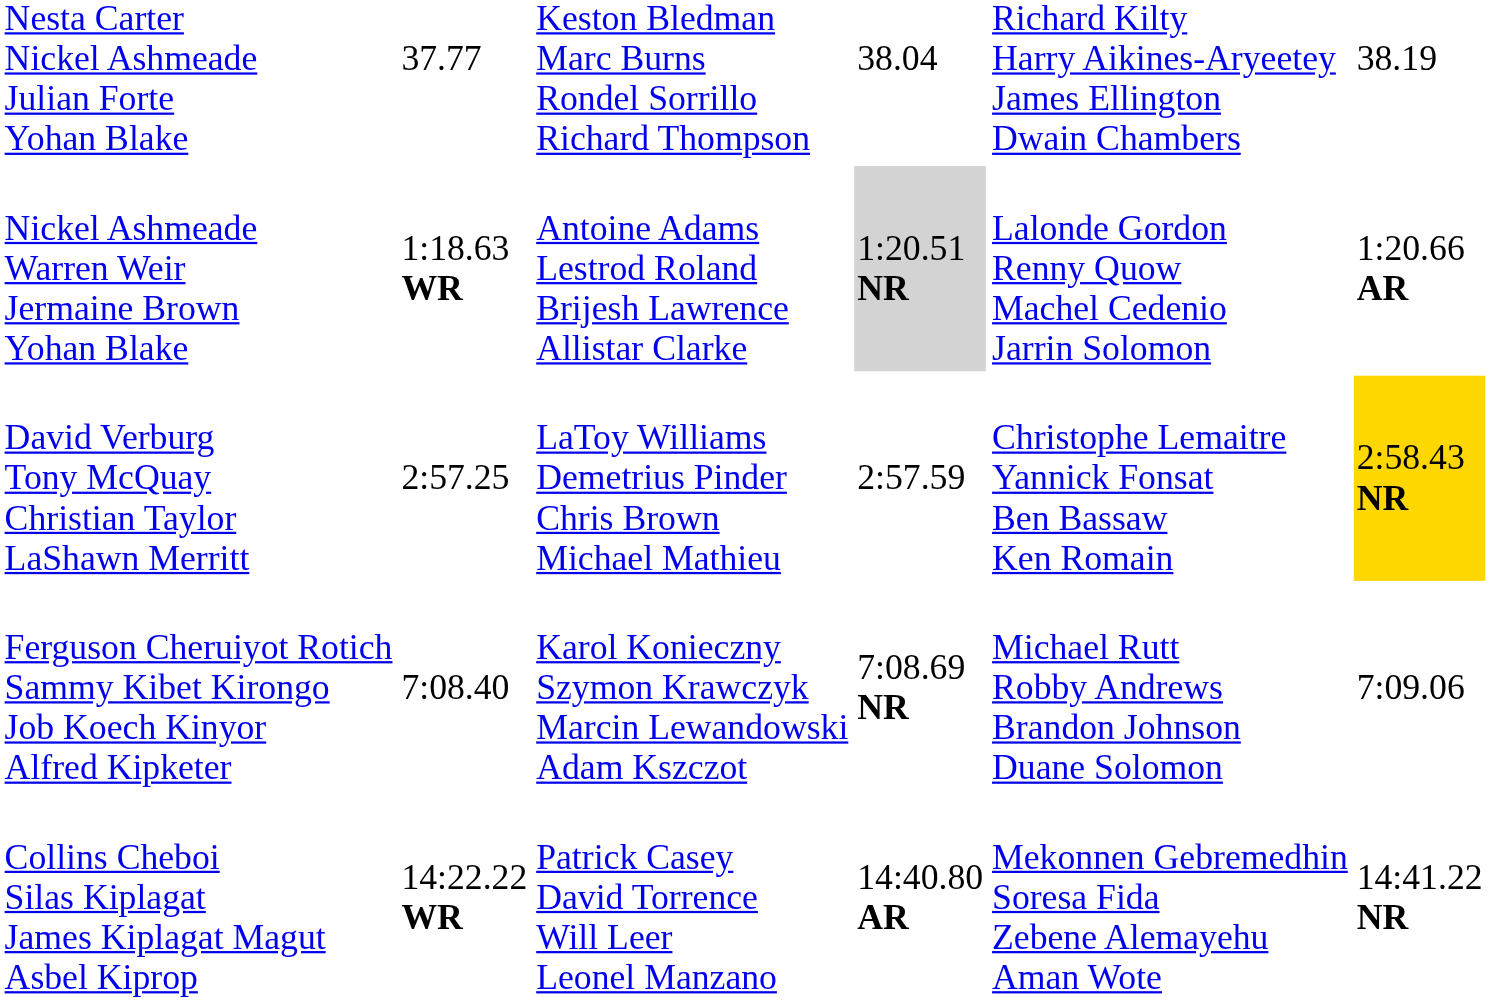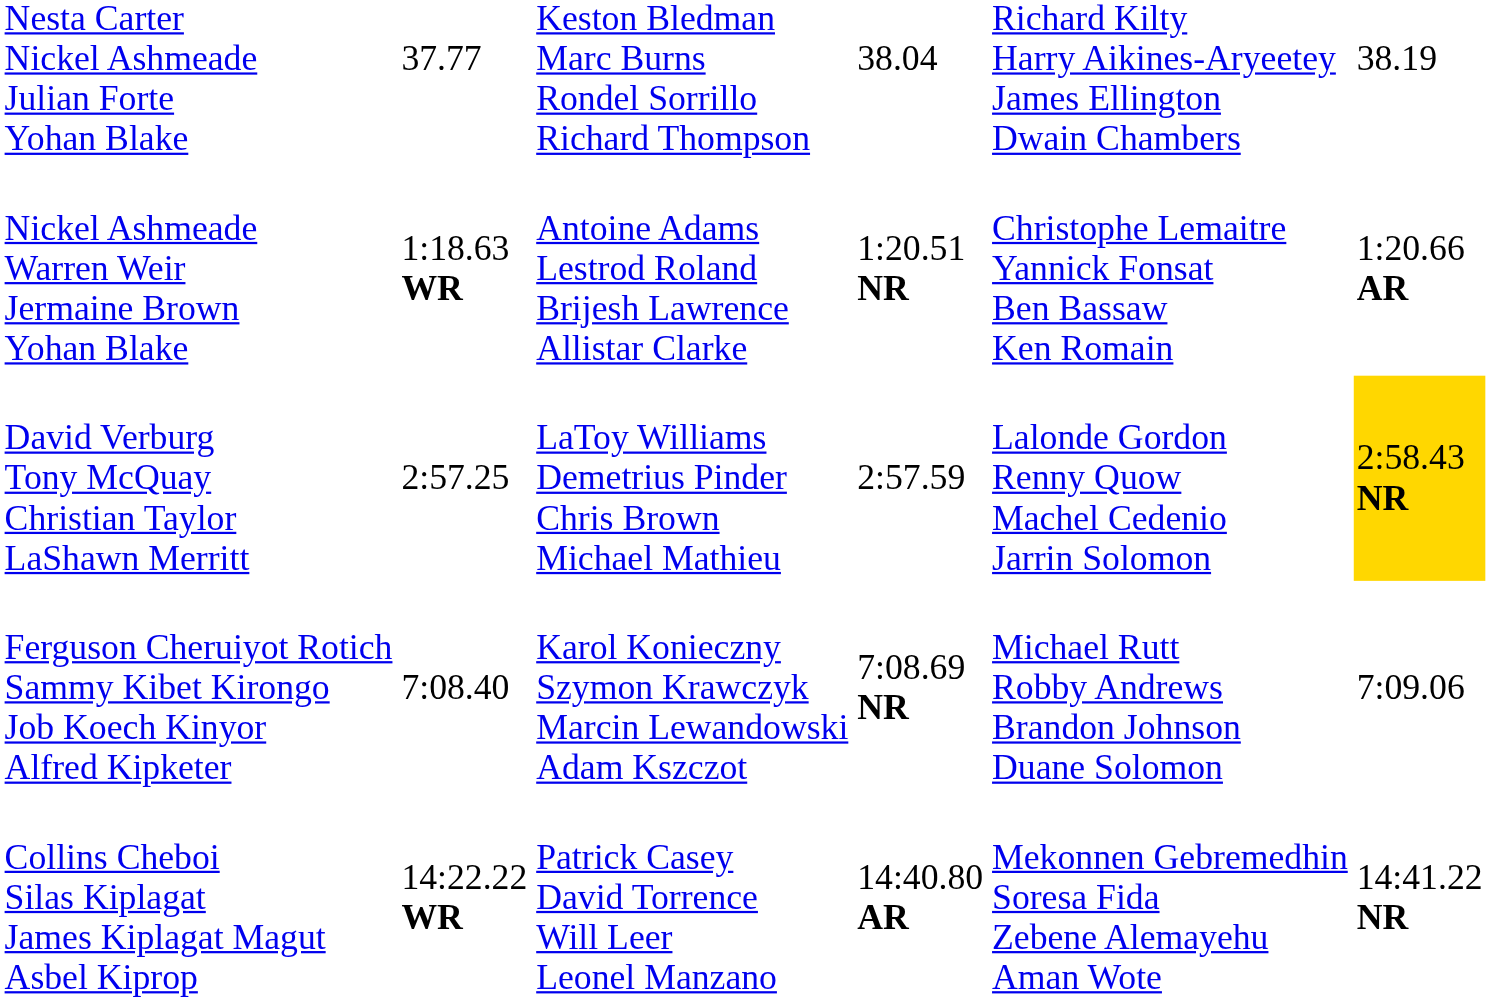(911, 268) lightgrey background -> (911, 268) no background
(1109, 288) Lalonde Gordon Renny Quow Machel Cedenio Jarrin Solomon -> (1139, 288) Christophe Lemaitre Yannick Fonsat Ben Bassaw Ken Romain
(1139, 497) Christophe Lemaitre Yannick Fonsat Ben Bassaw Ken Romain -> (1109, 497) Lalonde Gordon Renny Quow Machel Cedenio Jarrin Solomon
